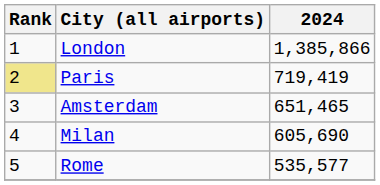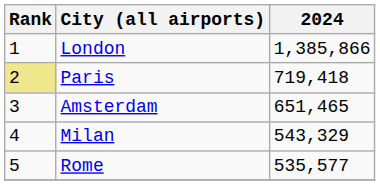(311, 78) 719,419 -> (311, 78) 719,418
(311, 136) 605,690 -> (311, 136) 543,329
